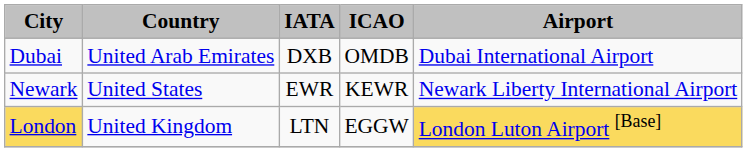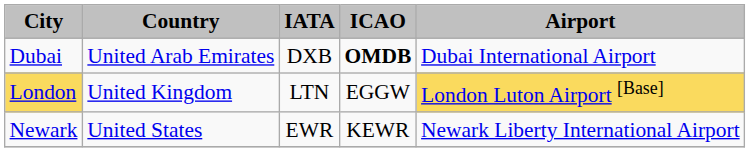(377, 55) normal -> (378, 55) bold
rows swapped: (43, 126) <-> (44, 89)
